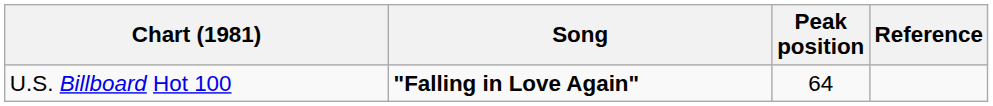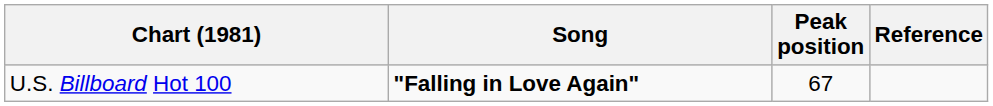(821, 82) 64 -> (821, 82) 67
